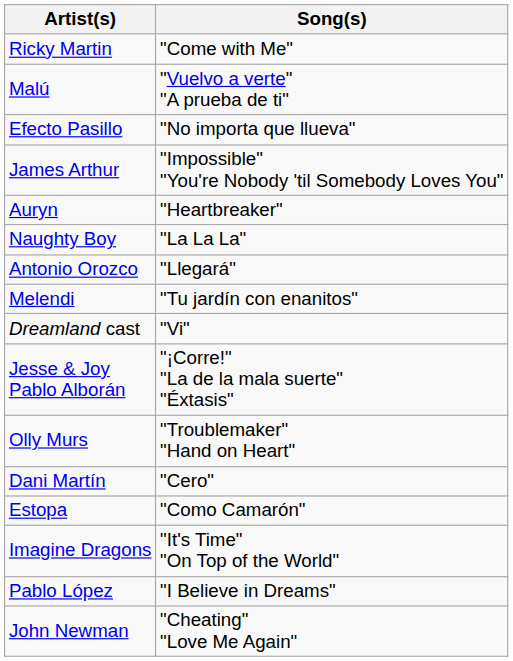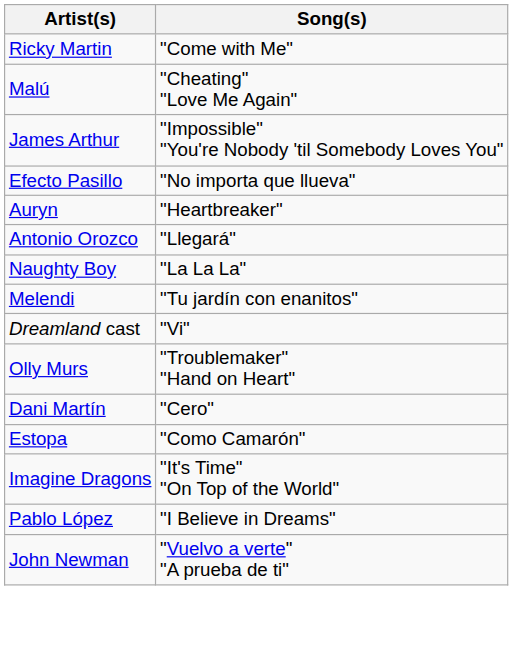(226, 89) "Vuelvo a verte" "A prueba de ti" -> (229, 89) "Cheating" "Love Me Again"
rows swapped: (66, 129) <-> (64, 169)
rows swapped: (73, 269) <-> (62, 239)
- row: (67, 379)
(229, 631) "Cheating" "Love Me Again" -> (226, 559) "Vuelvo a verte" "A prueba de ti"
